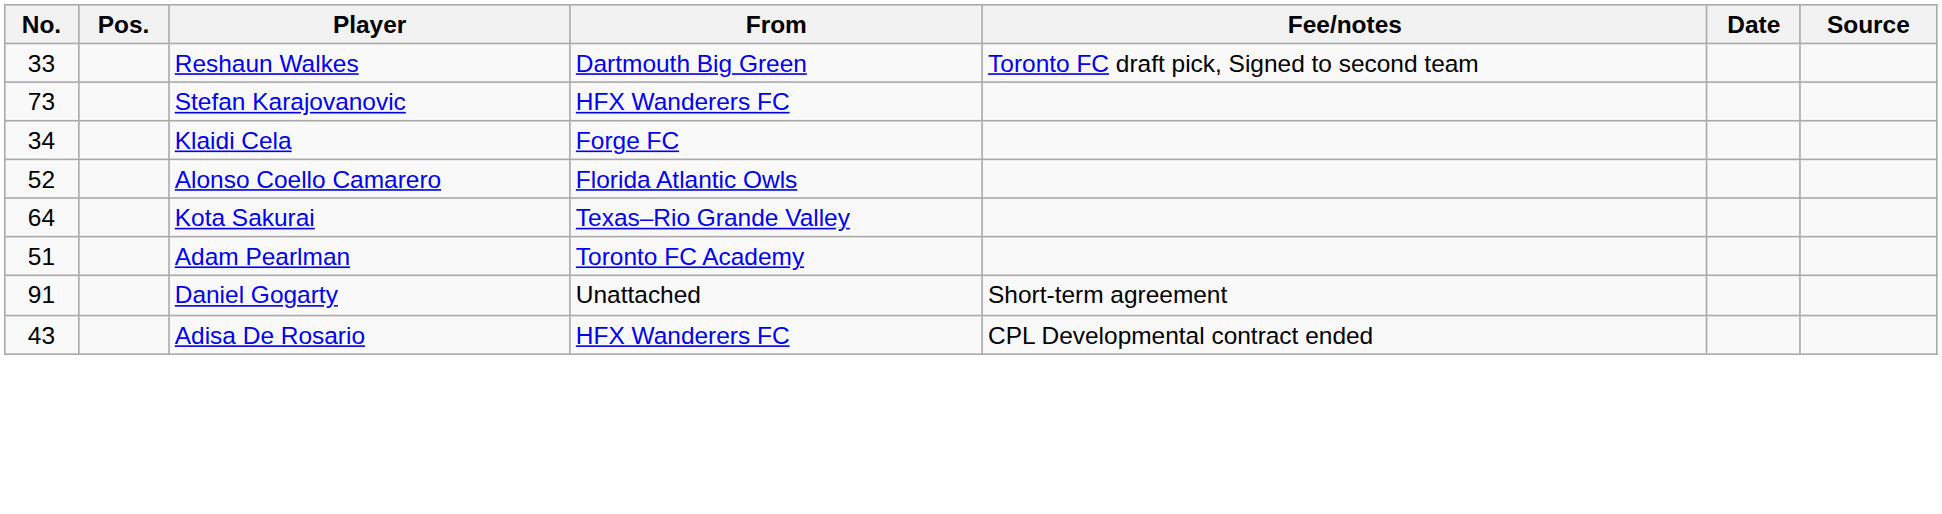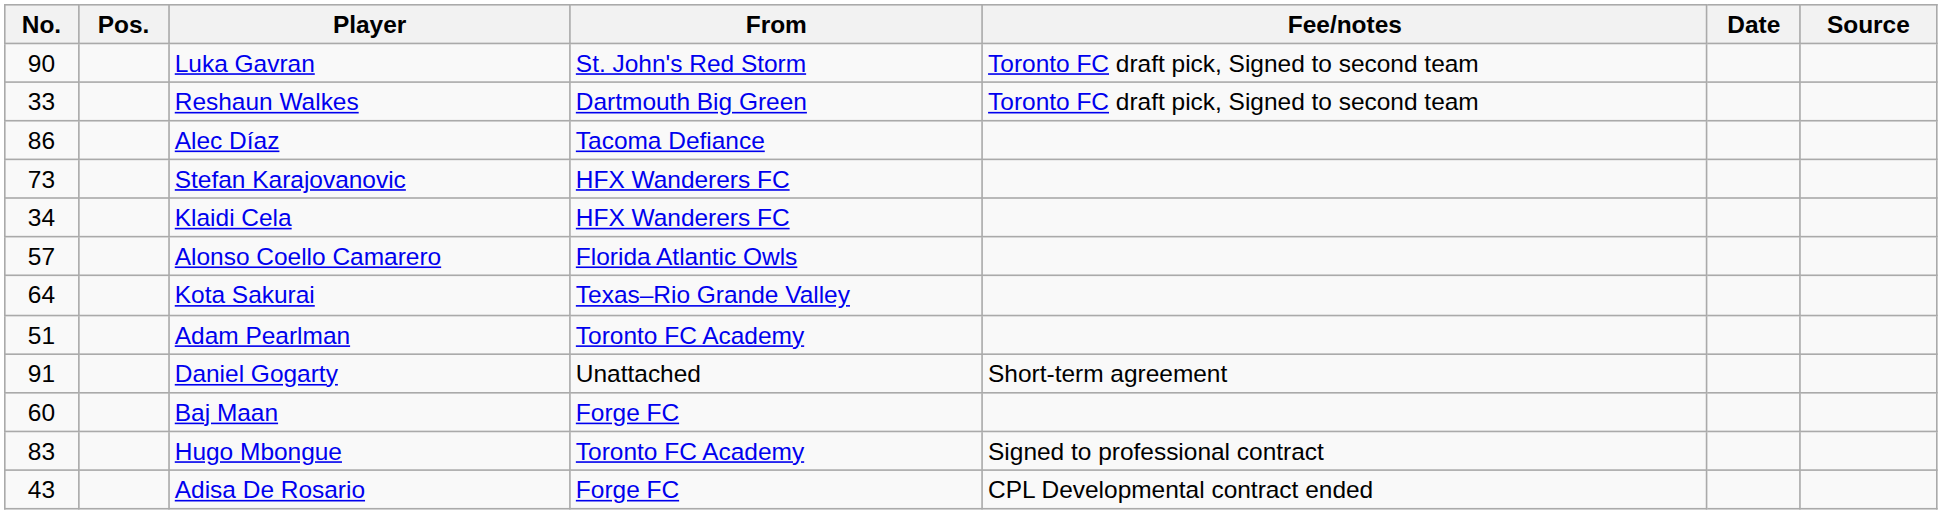+ row: (245, 63)
+ row: (227, 141)
(627, 141) Forge FC -> (683, 218) HFX Wanderers FC
(41, 179) 52 -> (41, 257) 57
+ row: (226, 412)
+ row: (258, 451)
(683, 334) HFX Wanderers FC -> (627, 489) Forge FC
